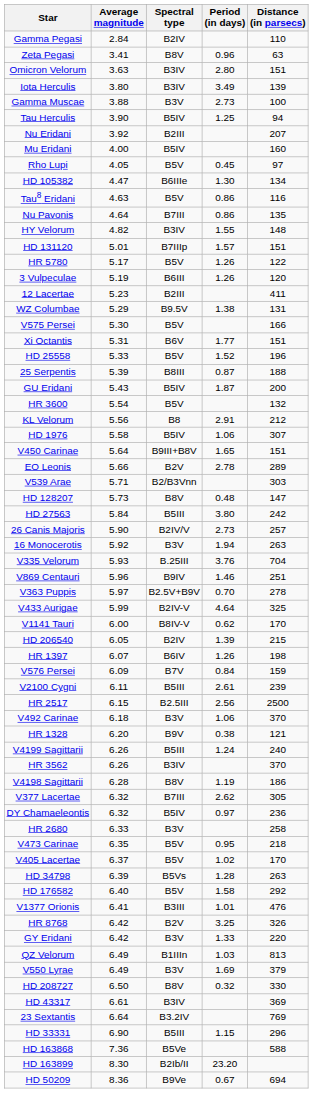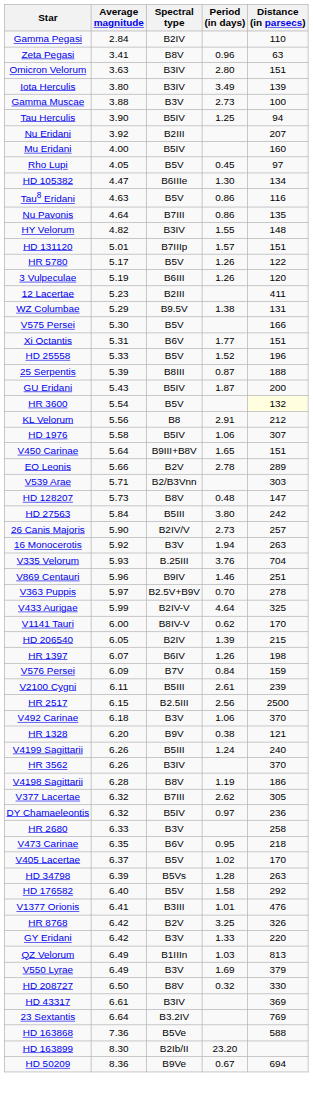(278, 403) no background -> (278, 403) lightyellow background
(174, 844) B5V -> (174, 844) B6V
- row: (48, 1033)
